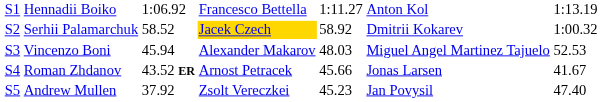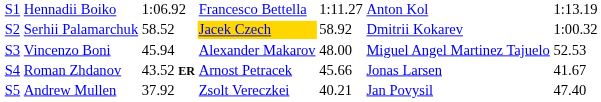(336, 50) 48.03 -> (336, 50) 48.00
(336, 90) 45.23 -> (336, 90) 40.21
